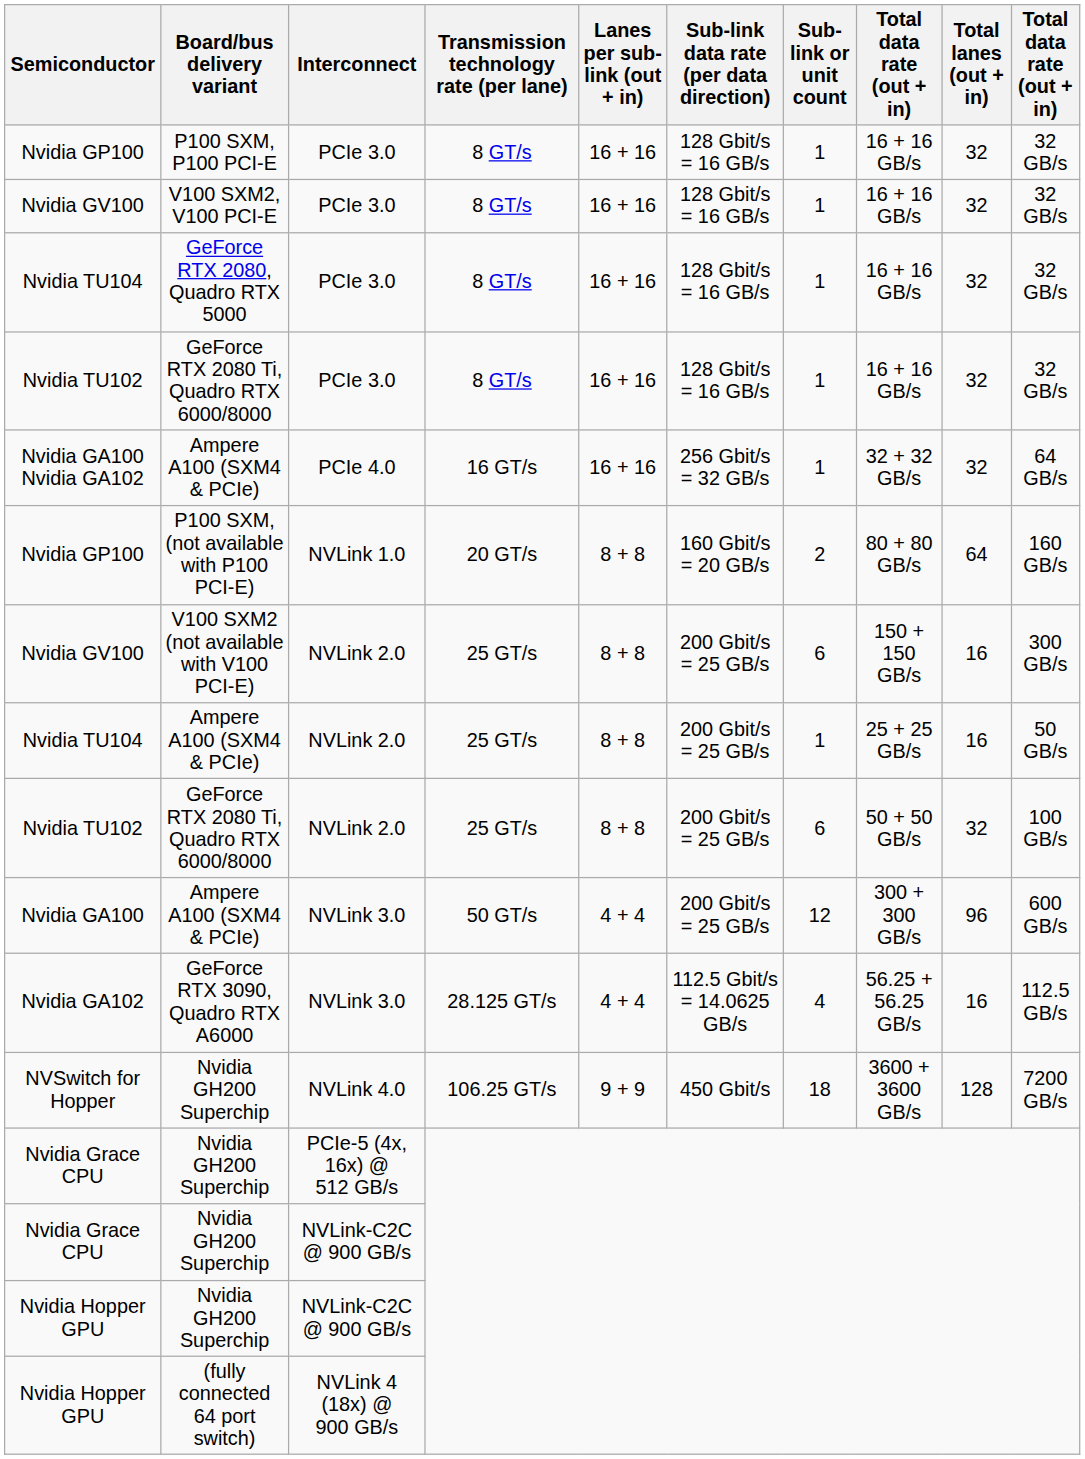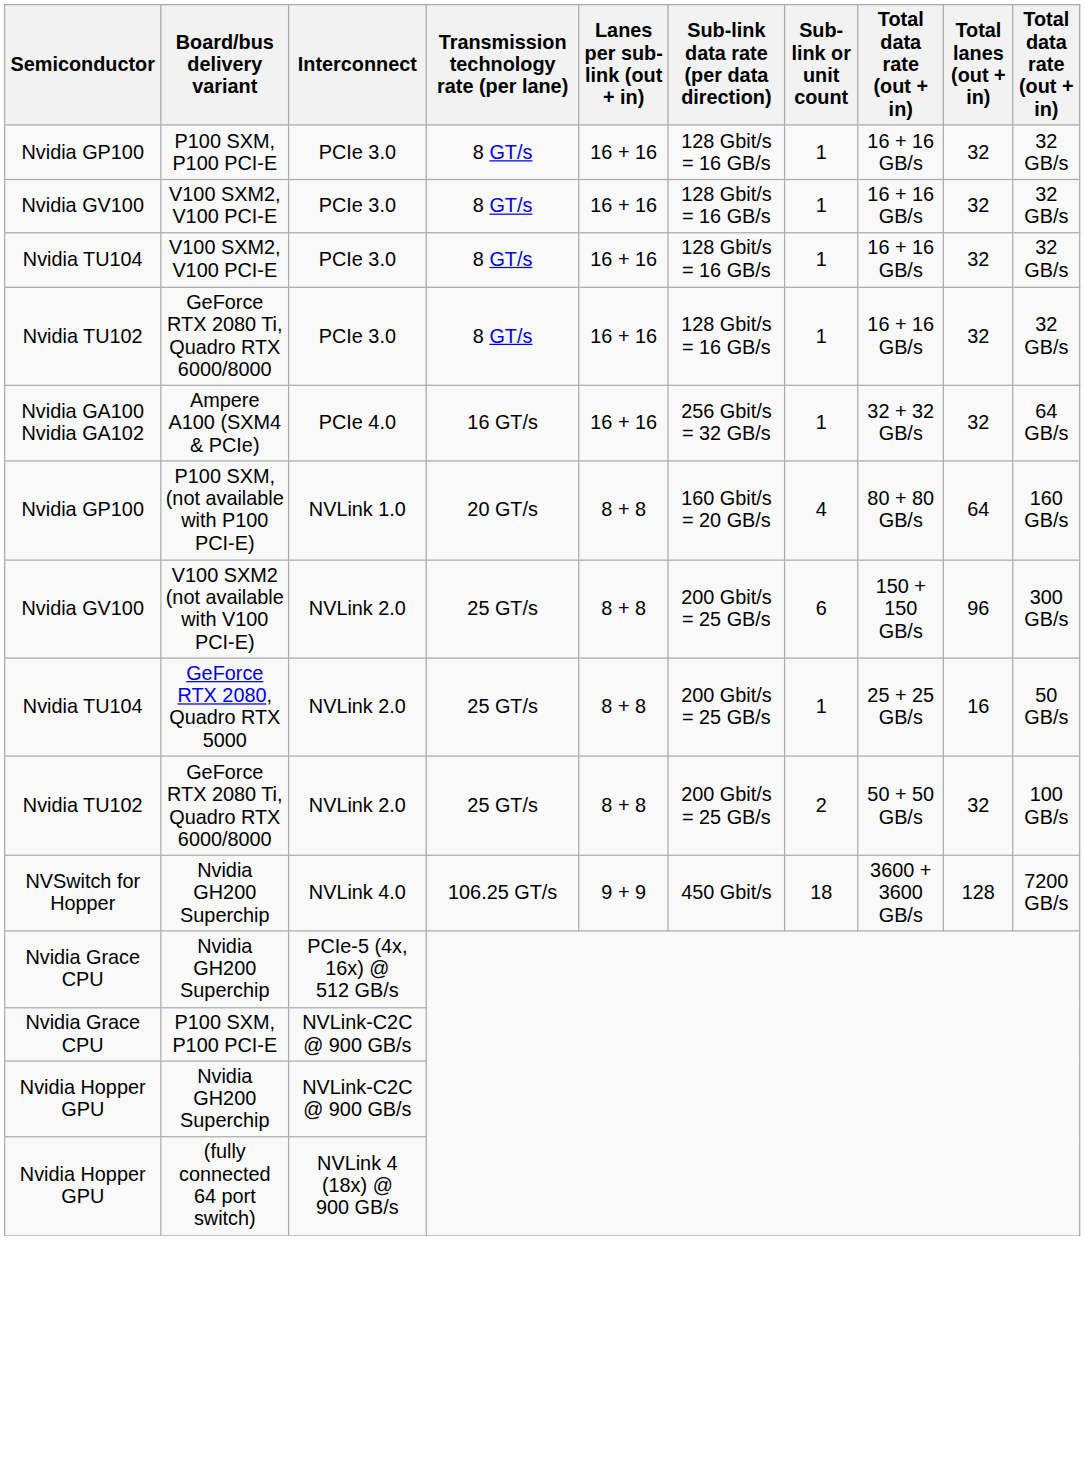(225, 282) GeForce RTX 2080, Quadro RTX 5000 -> (225, 259) V100 SXM2, V100 PCI-E
(820, 554) 2 -> (821, 510) 4
(977, 653) 16 -> (978, 608) 96
(225, 740) Ampere A100 (SXM4 & PCIe) -> (225, 707) GeForce RTX 2080, Quadro RTX 5000
(820, 827) 6 -> (821, 805) 2
- row: (83, 915)
- row: (83, 1002)
(225, 1241) Nvidia GH200 Superchip -> (225, 1033) P100 SXM, P100 PCI-E
